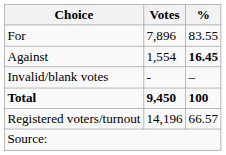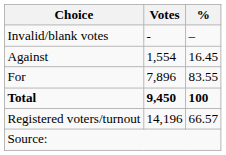rows swapped: (17, 35) <-> (58, 77)
(203, 56) bold -> (203, 56) normal
